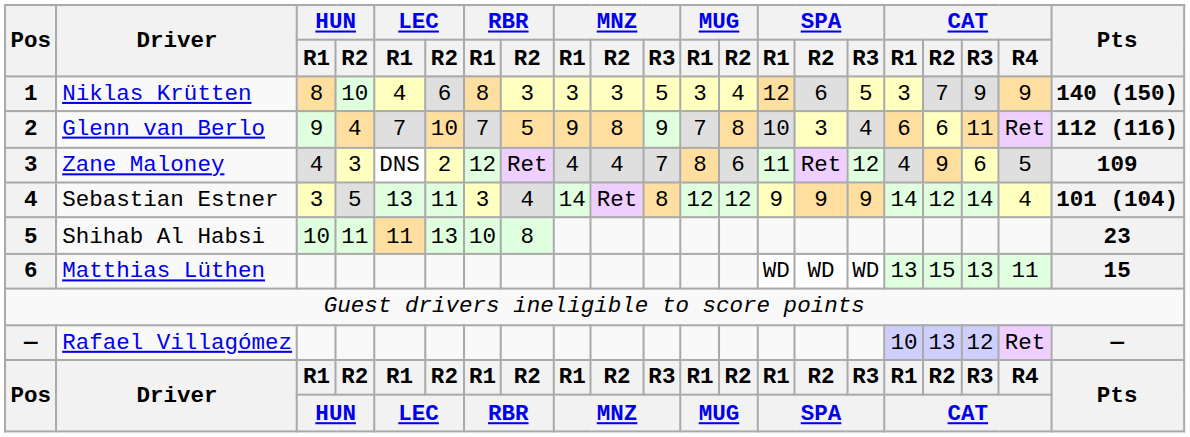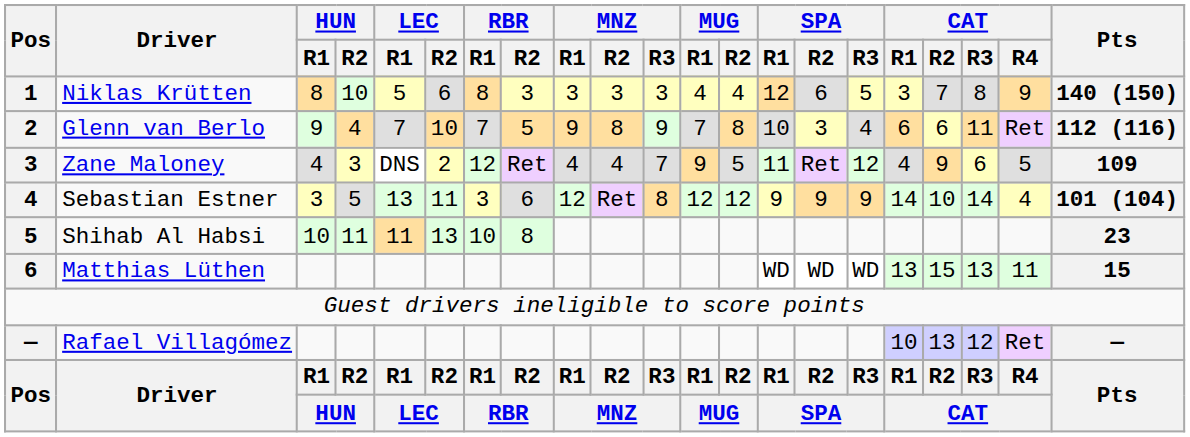(400, 94) 4 -> (400, 94) 5
(662, 94) 5 -> (662, 94) 3
(700, 94) 3 -> (700, 94) 4
(980, 94) 9 -> (980, 94) 8
(700, 165) 8 -> (700, 165) 9
(738, 165) 6 -> (738, 165) 5
(527, 200) 4 -> (527, 200) 6
(572, 200) 14 -> (572, 200) 12
(942, 200) 12 -> (942, 200) 10
